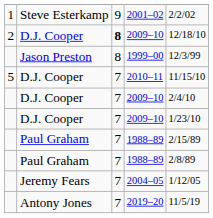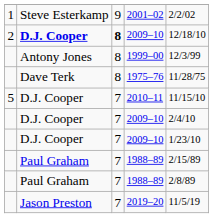(52, 35) normal -> (54, 35) bold
(56, 56) Jason Preston -> (56, 56) Antony Jones
+ row: (11, 77)
- row: (11, 181)
(56, 202) Antony Jones -> (56, 202) Jason Preston
